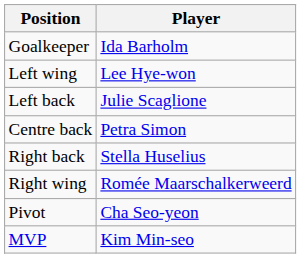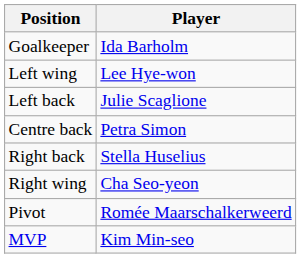(196, 184) Romée Maarschalkerweerd -> (150, 184) Cha Seo-yeon
(150, 211) Cha Seo-yeon -> (196, 211) Romée Maarschalkerweerd
